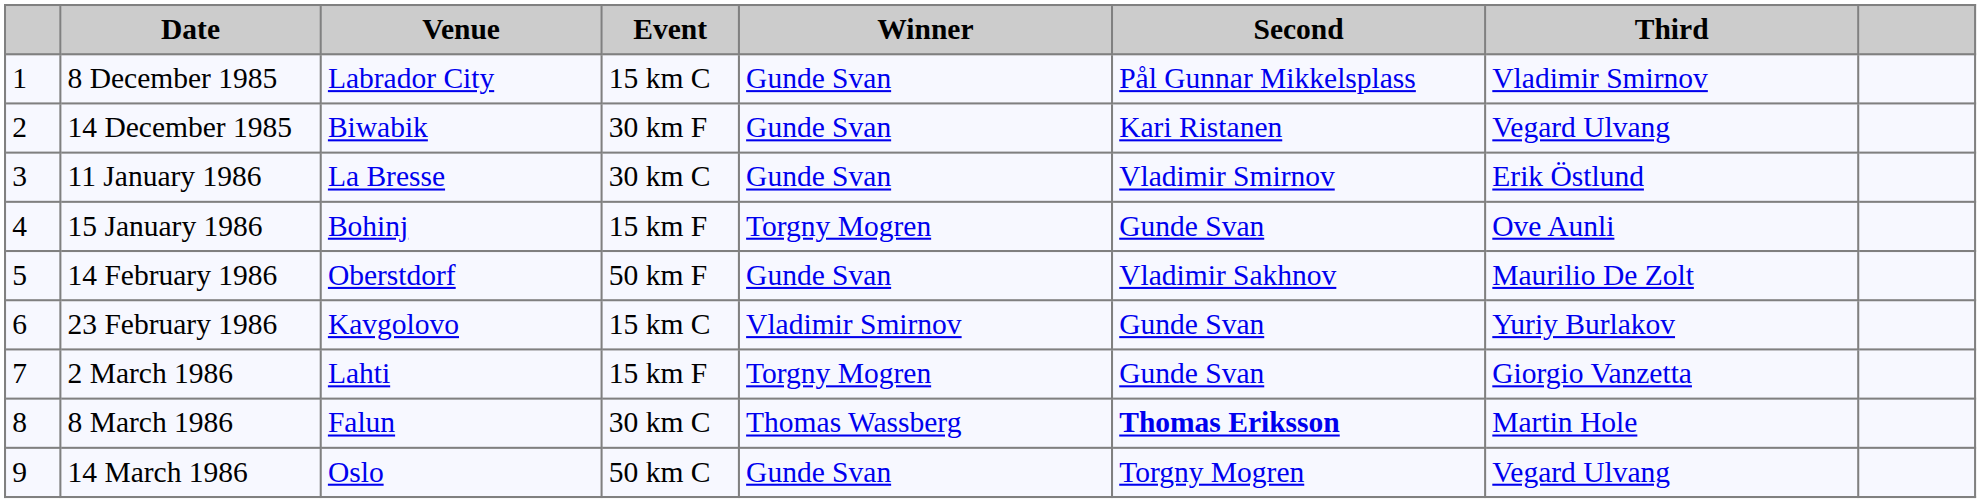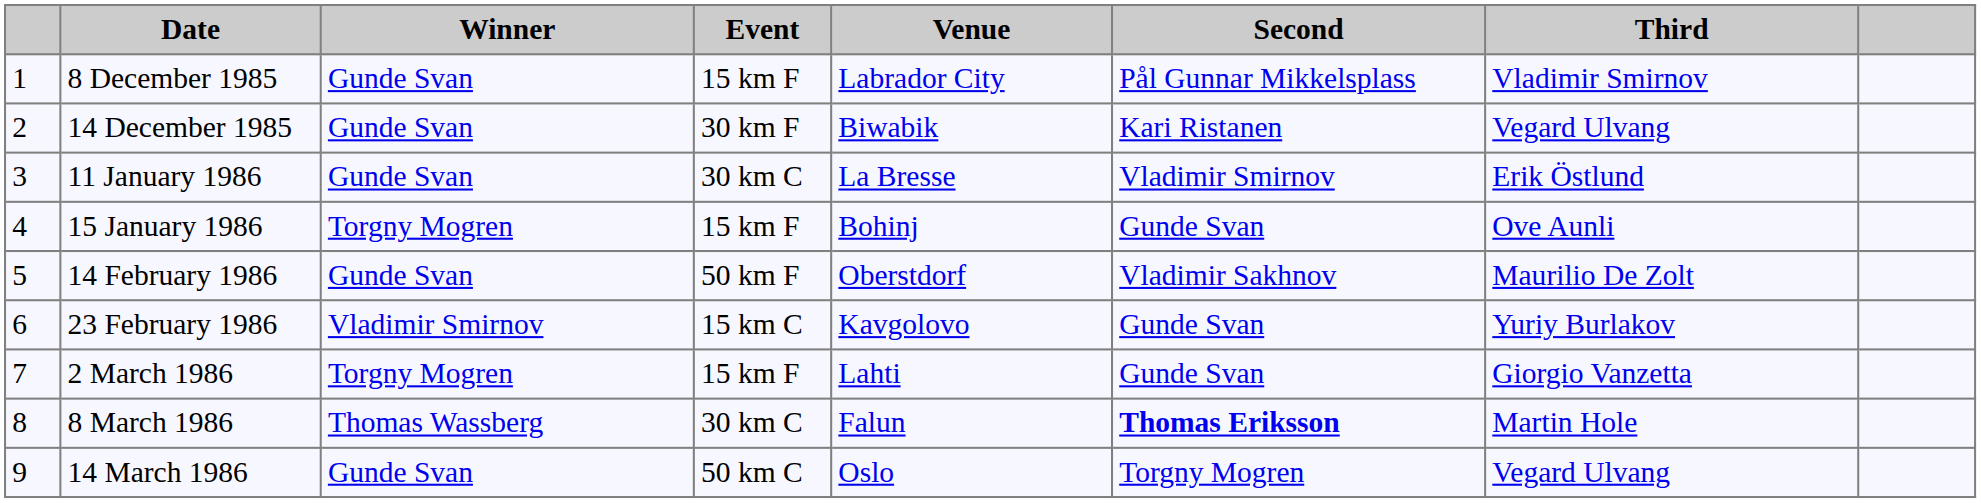columns swapped: (461, 29) <-> (925, 29)
(660, 78) 15 km C -> (750, 78) 15 km F
